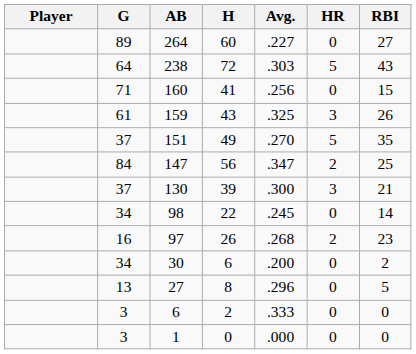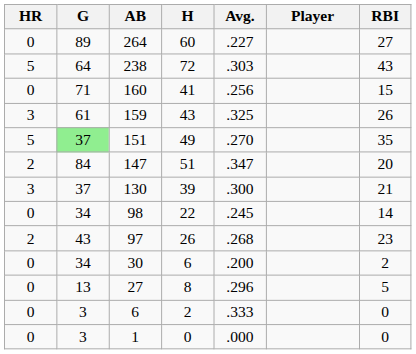columns swapped: (51, 16) <-> (333, 16)
(124, 139) no background -> (83, 139) lightgreen background
(228, 164) 56 -> (188, 164) 51
(385, 164) 25 -> (385, 164) 20
(124, 238) 16 -> (83, 238) 43
